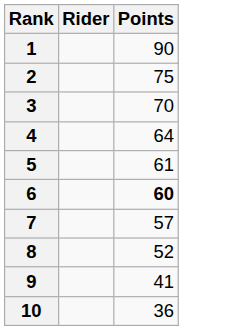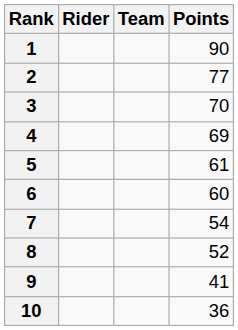+ column: (141, 19)
(164, 77) 75 -> (219, 77) 77
(164, 135) 64 -> (219, 135) 69
(164, 194) bold -> (219, 194) normal
(164, 223) 57 -> (219, 223) 54
